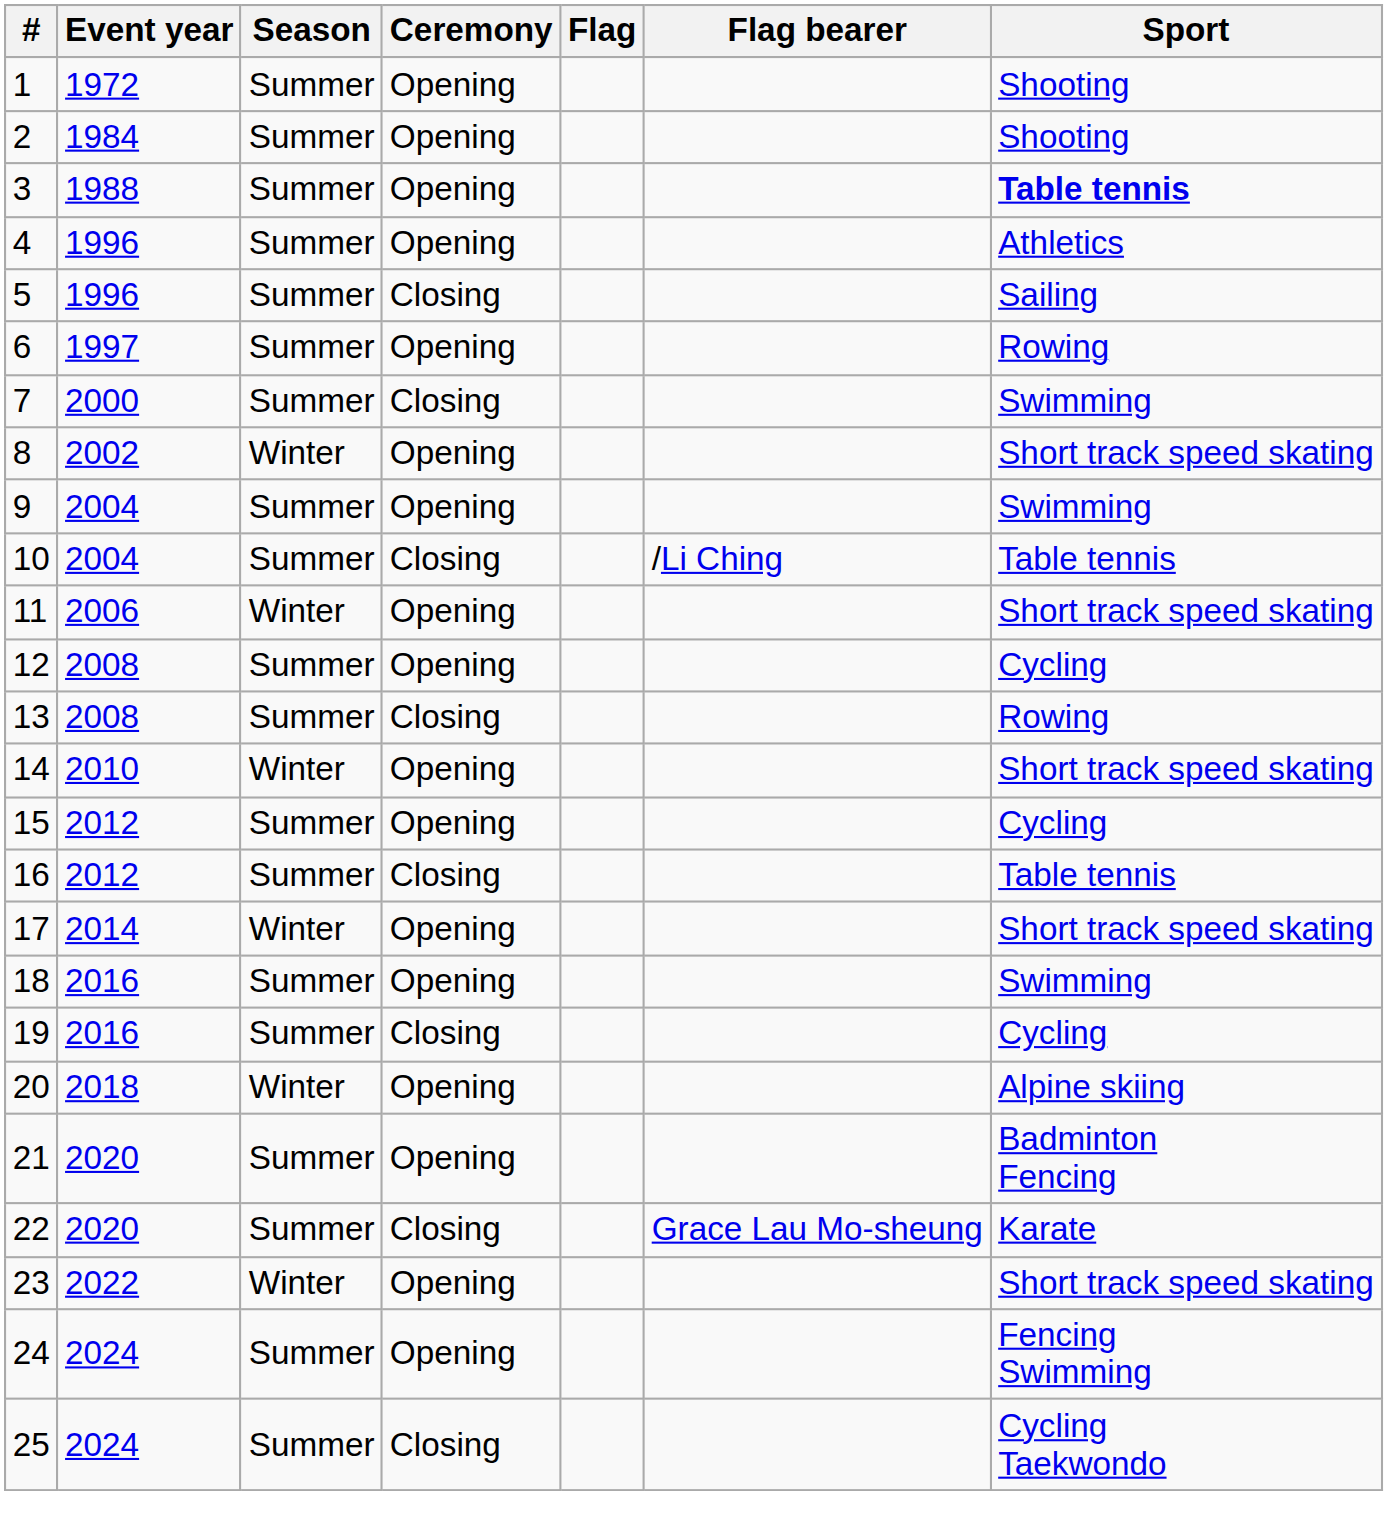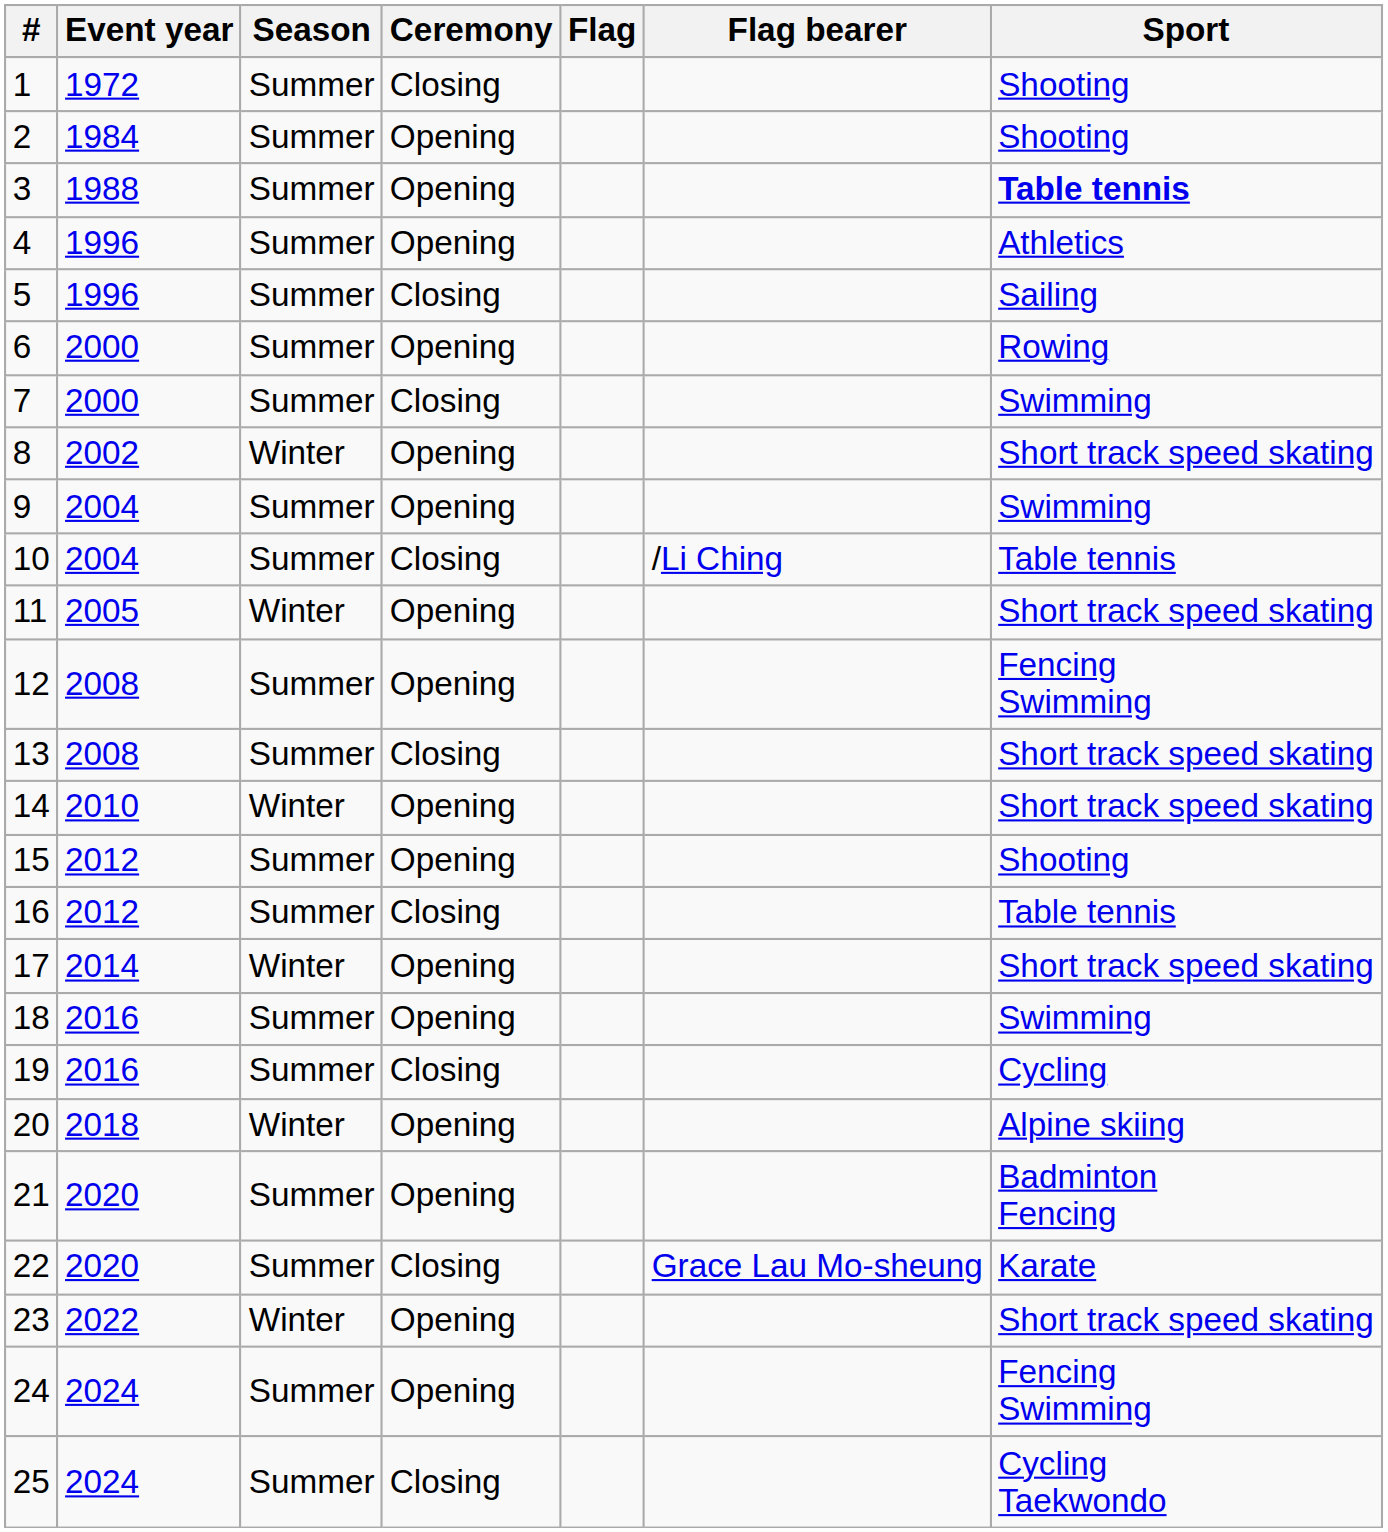(453, 83) Opening -> (445, 83) Closing
(102, 347) 1997 -> (102, 347) 2000
(102, 611) 2006 -> (102, 611) 2005
(1053, 664) Cycling -> (1075, 682) Fencing Swimming
(1054, 717) Rowing -> (1186, 754) Short track speed skating
(1053, 822) Cycling -> (1064, 860) Shooting
